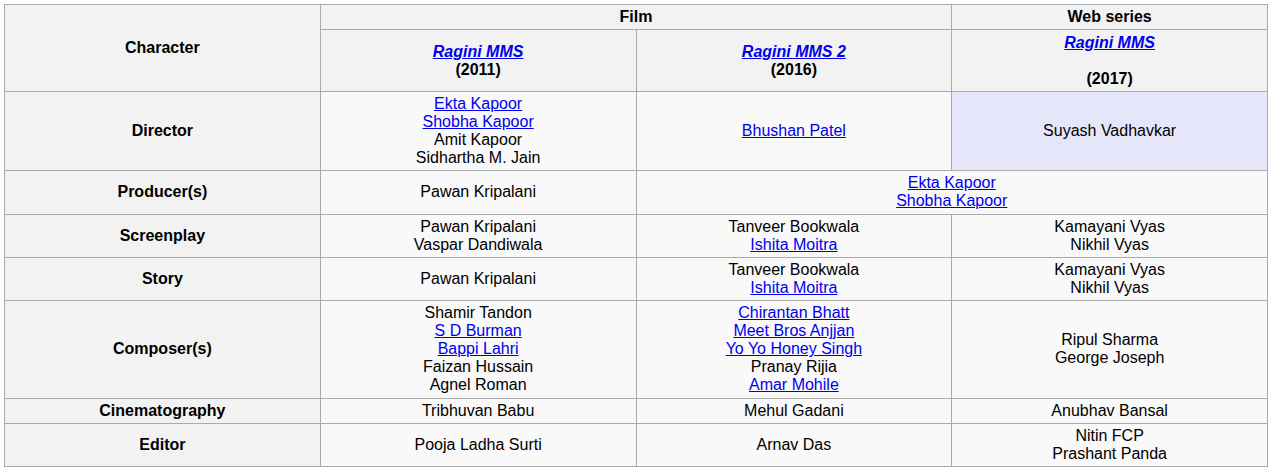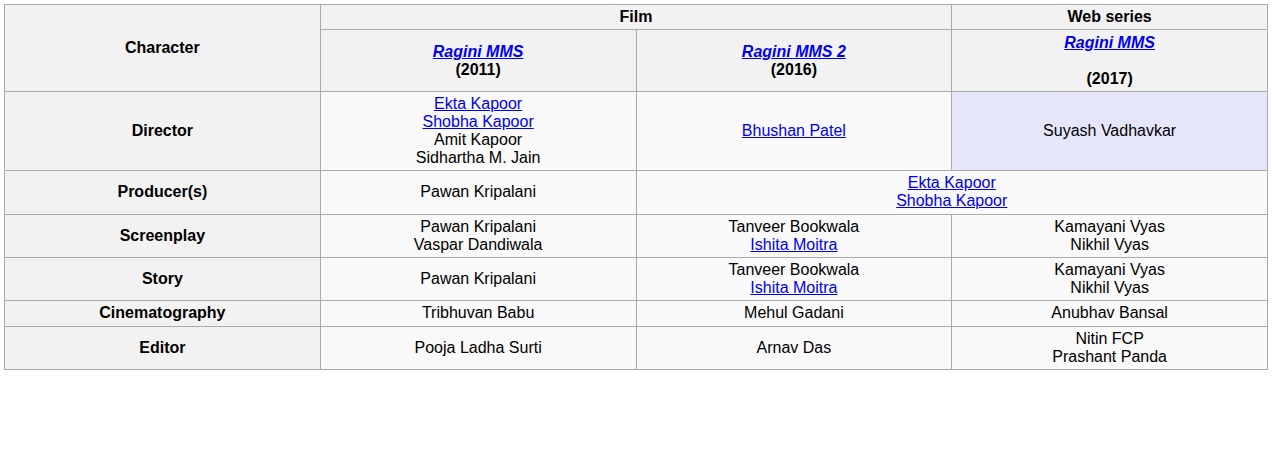- row: (162, 349)
